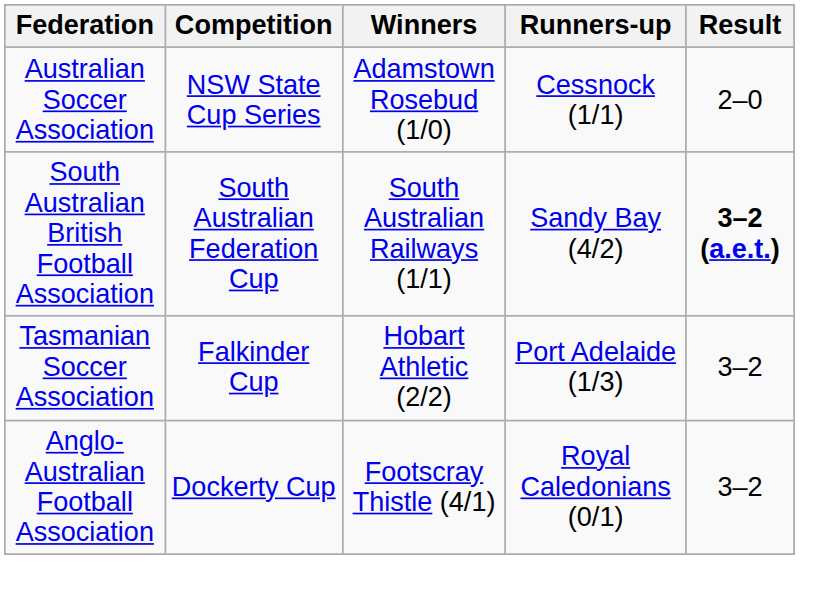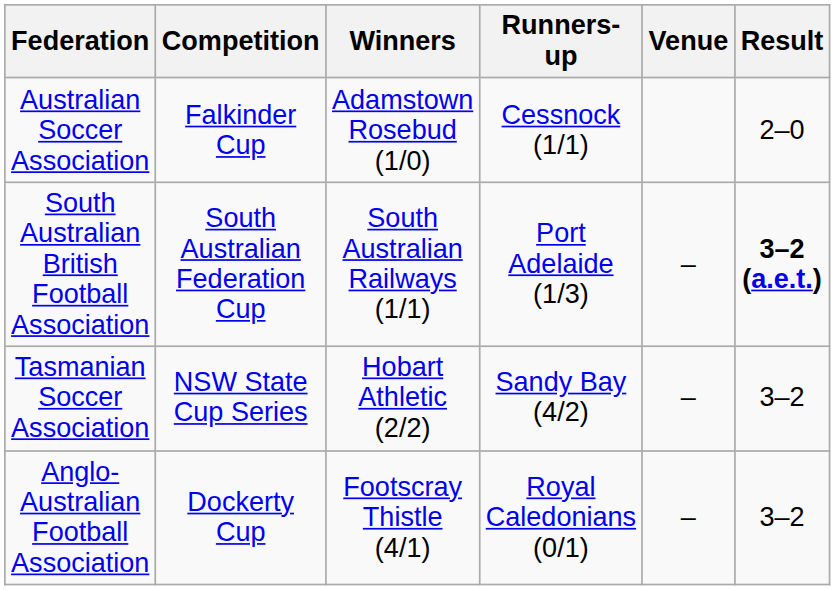+ column: (688, 41)
(254, 99) NSW State Cup Series -> (241, 129) Falkinder Cup
(596, 233) Sandy Bay (4/2) -> (561, 263) Port Adelaide (1/3)
(254, 367) Falkinder Cup -> (241, 397) NSW State Cup Series
(596, 367) Port Adelaide (1/3) -> (561, 397) Sandy Bay (4/2)
